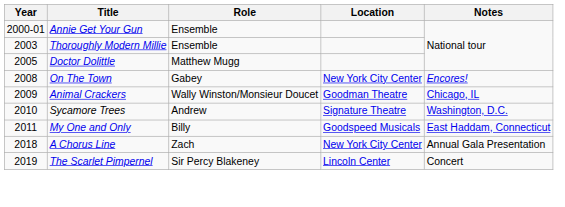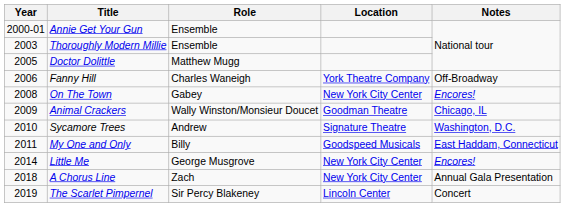+ row: (73, 78)
+ row: (69, 161)
